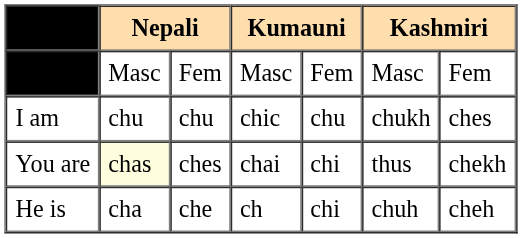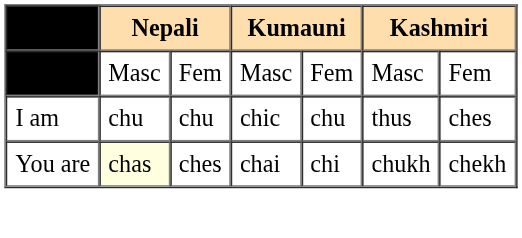(401, 118) chukh -> (392, 118) thus
(392, 163) thus -> (401, 163) chukh
- row: (41, 209)
